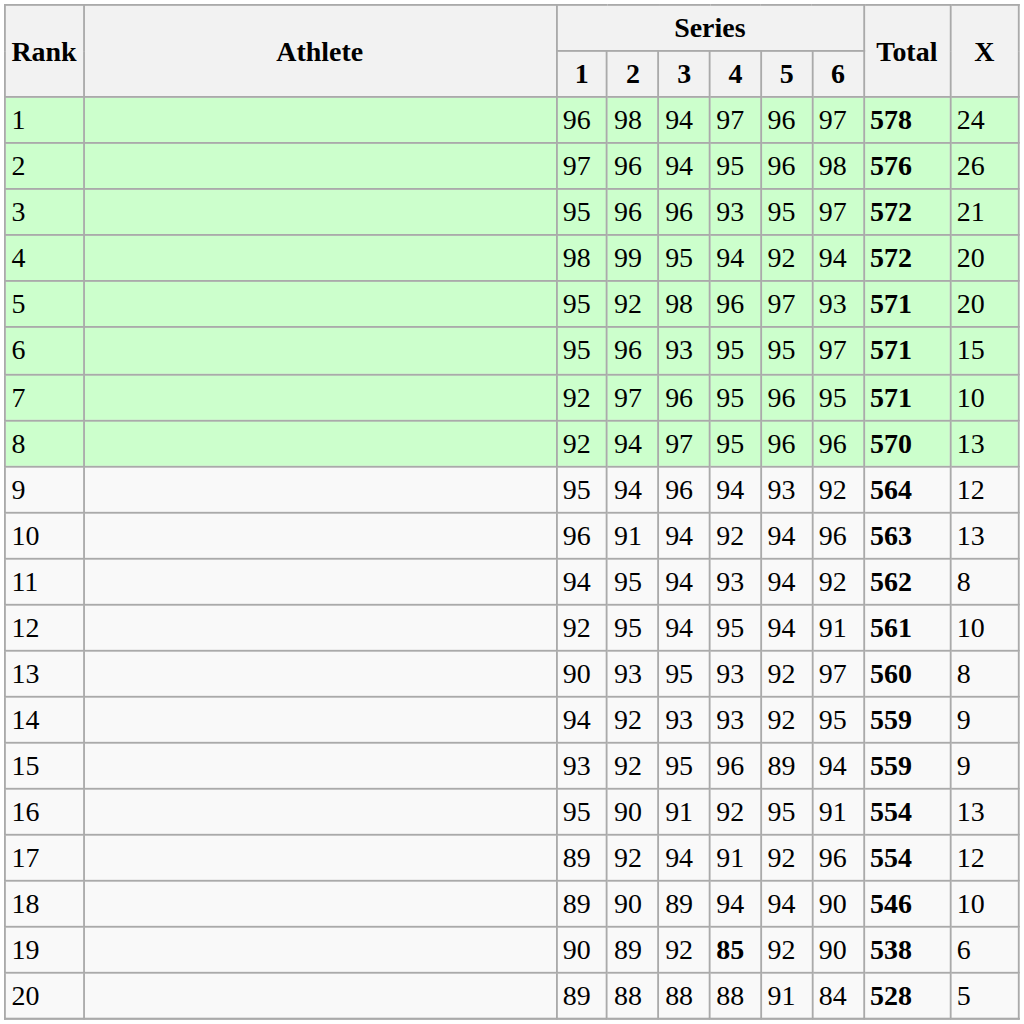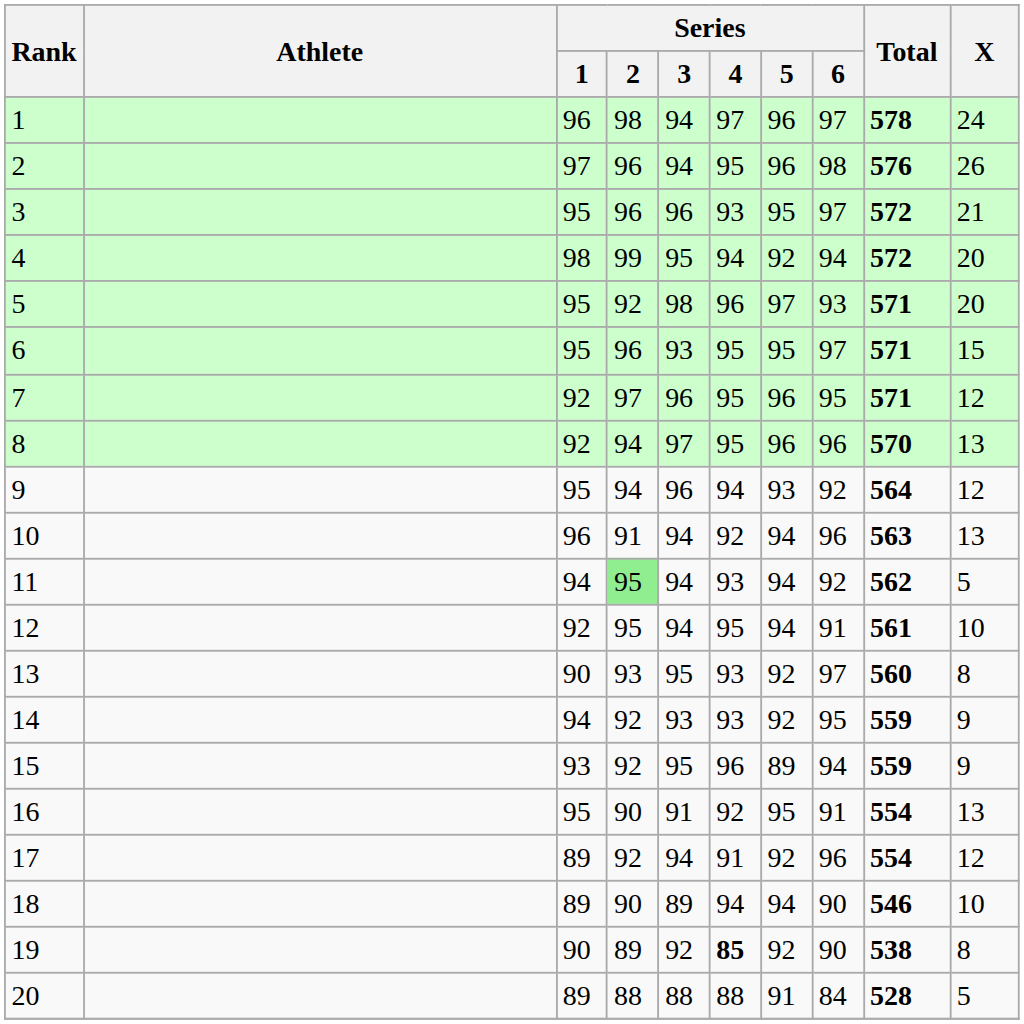(971, 396) 10 -> (971, 396) 12
(628, 581) no background -> (628, 581) lightgreen background
(964, 581) 8 -> (964, 581) 5
(964, 950) 6 -> (964, 950) 8
